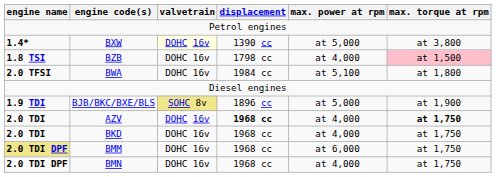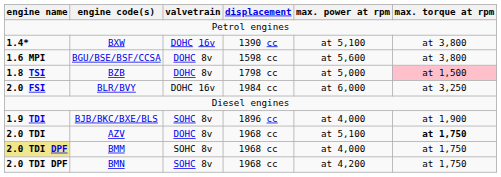(187, 42) lightyellow background -> (193, 42) no background
(338, 42) at 5,000 -> (343, 42) at 5,100
+ row: (116, 58)
(187, 58) DOHC 16v -> (193, 73) DOHC 8v
(338, 58) at 4,000 -> (343, 73) at 5,000
+ row: (116, 88)
- row: (114, 73)
(187, 103) khaki background -> (193, 119) no background
(338, 103) at 5,000 -> (343, 119) at 4,000
(187, 119) DOHC 16v -> (193, 134) DOHC 8v
(253, 119) bold -> (258, 134) normal
(338, 119) at 4,000 -> (343, 134) at 5,100
- row: (114, 134)
(187, 149) DOHC 16v -> (193, 149) SOHC 8v
(338, 149) at 6,000 -> (343, 149) at 4,000
(187, 164) DOHC 16v -> (193, 164) SOHC 8v
(338, 164) at 4,000 -> (343, 164) at 4,200
